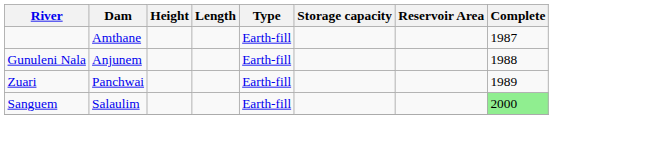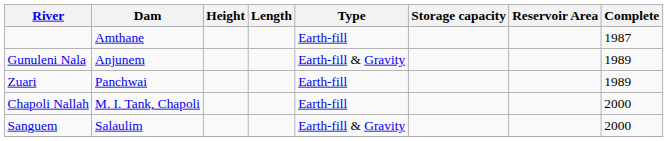(267, 59) Earth-fill -> (352, 59) Earth-fill & Gravity
(504, 59) 1988 -> (618, 59) 1989
+ row: (48, 103)
(267, 103) Earth-fill -> (352, 125) Earth-fill & Gravity
(504, 103) lightgreen background -> (618, 125) no background
